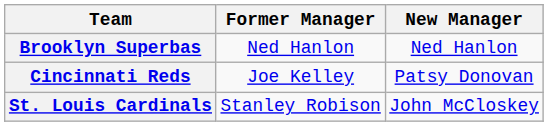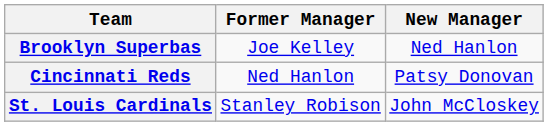(301, 48) Ned Hanlon -> (301, 48) Joe Kelley
(301, 77) Joe Kelley -> (301, 77) Ned Hanlon
